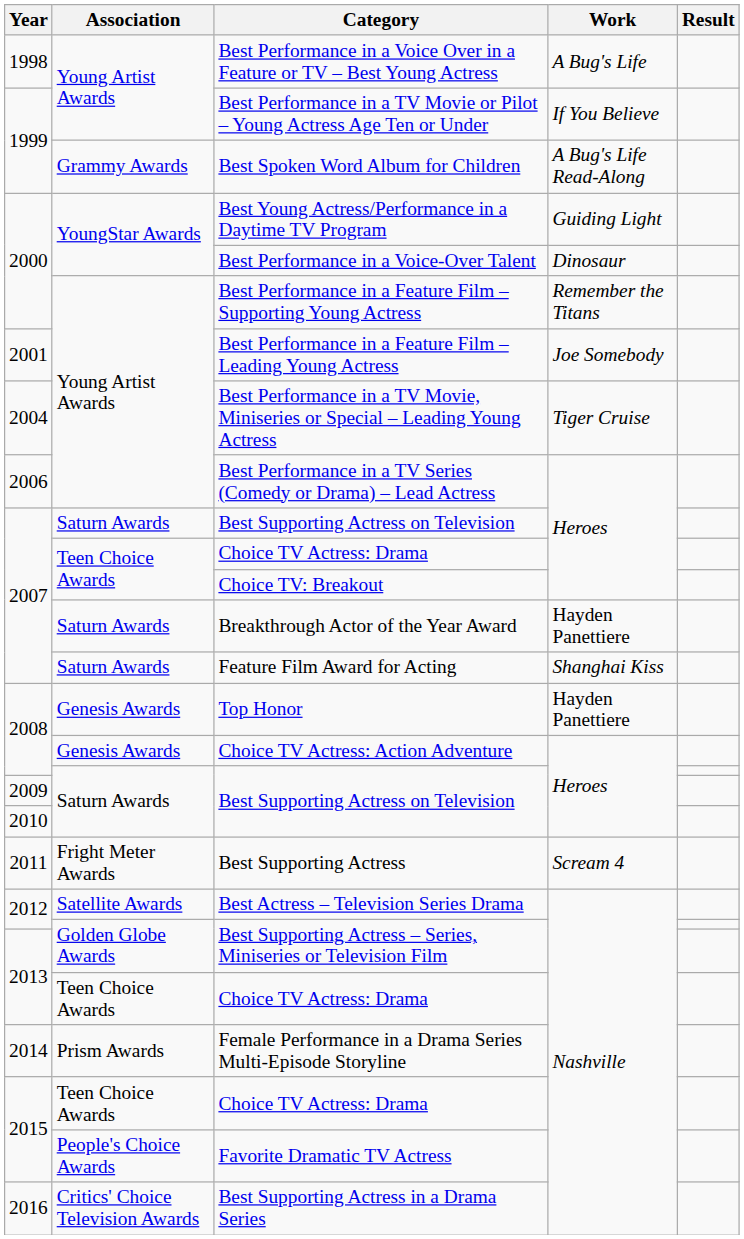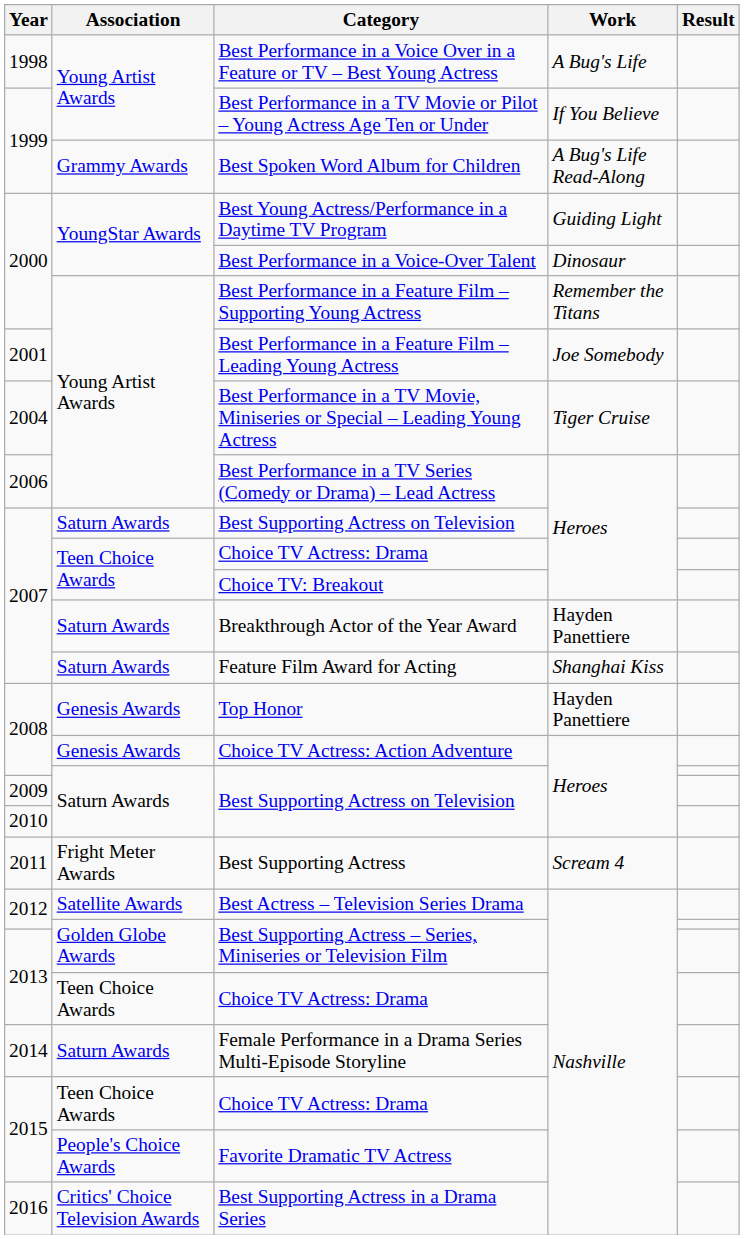(110, 1050) Prism Awards -> (113, 1050) Saturn Awards
